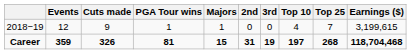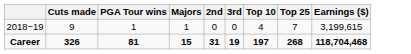- column: (63, 12)
